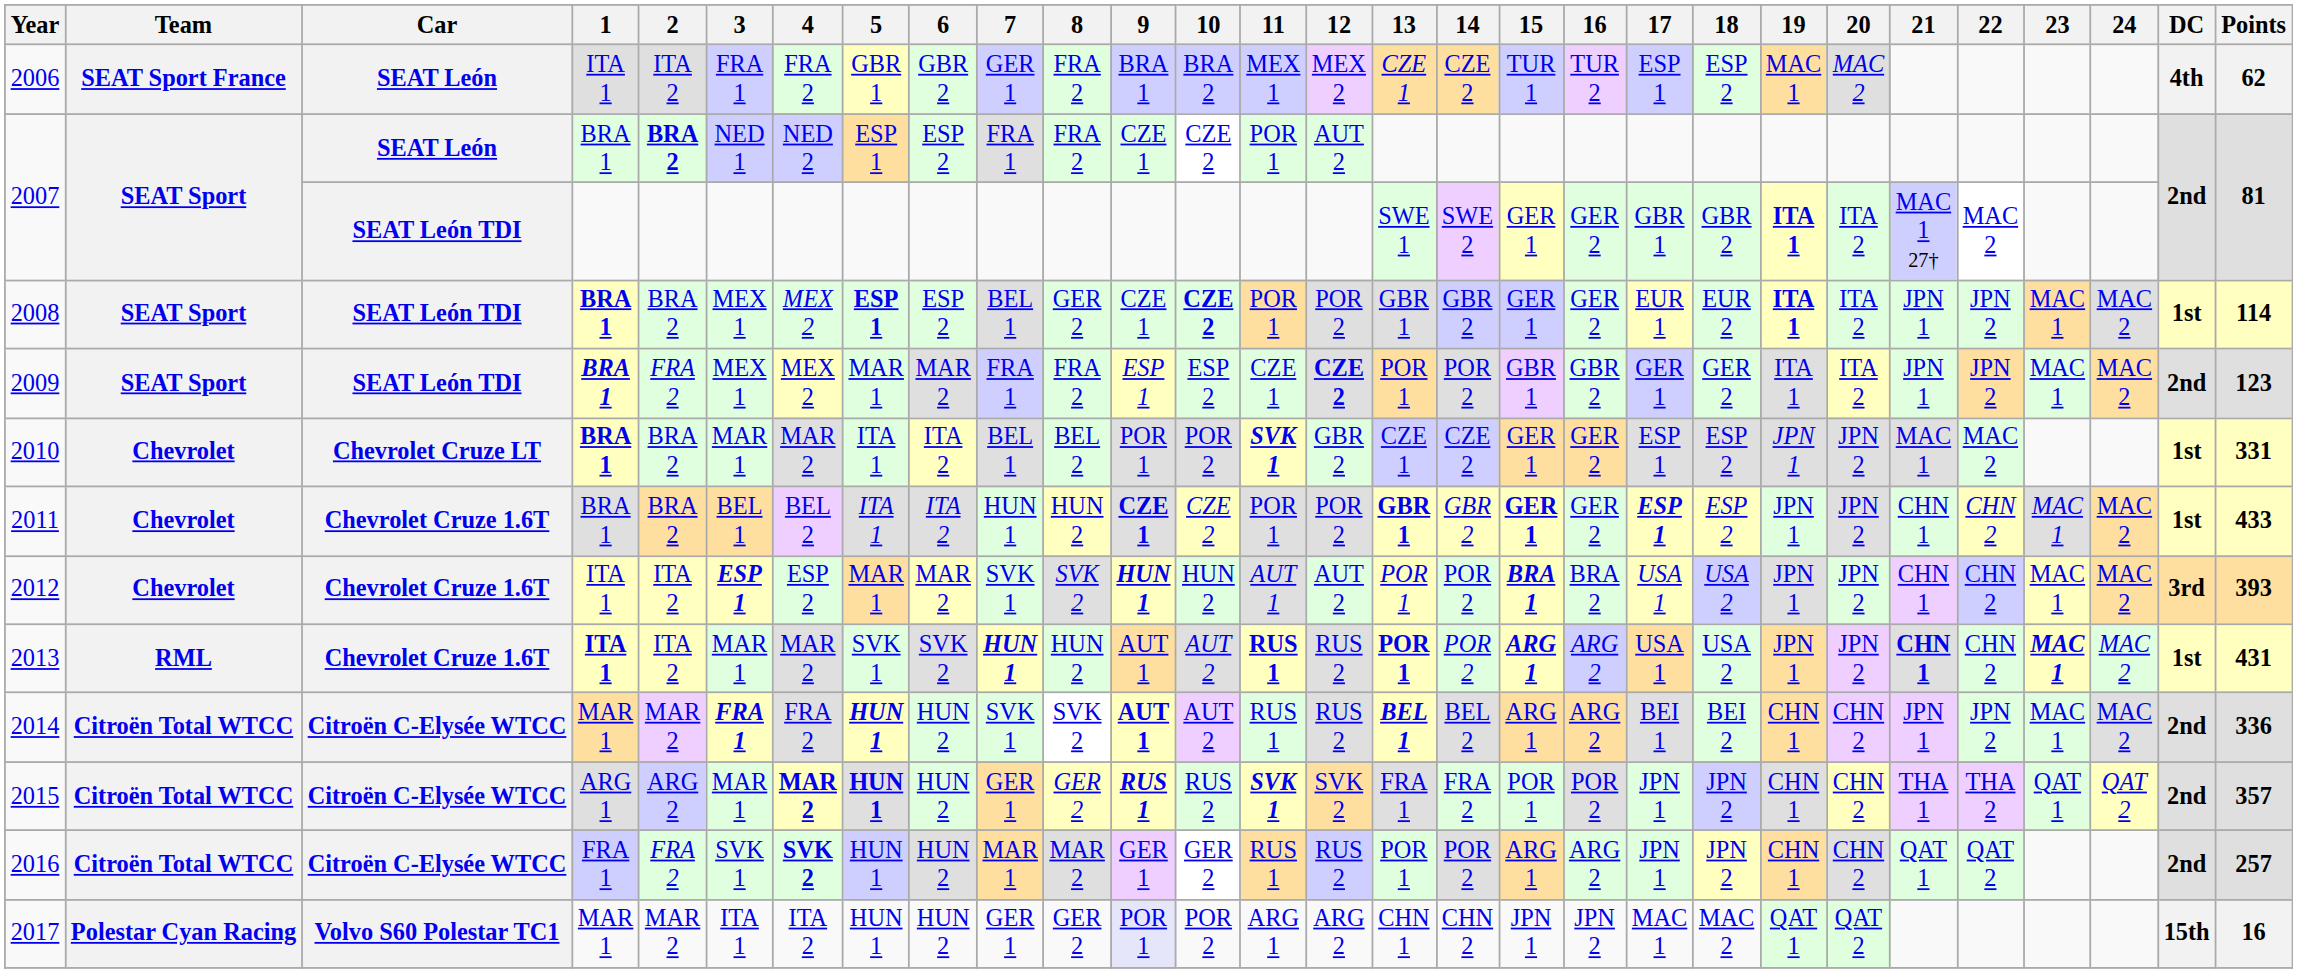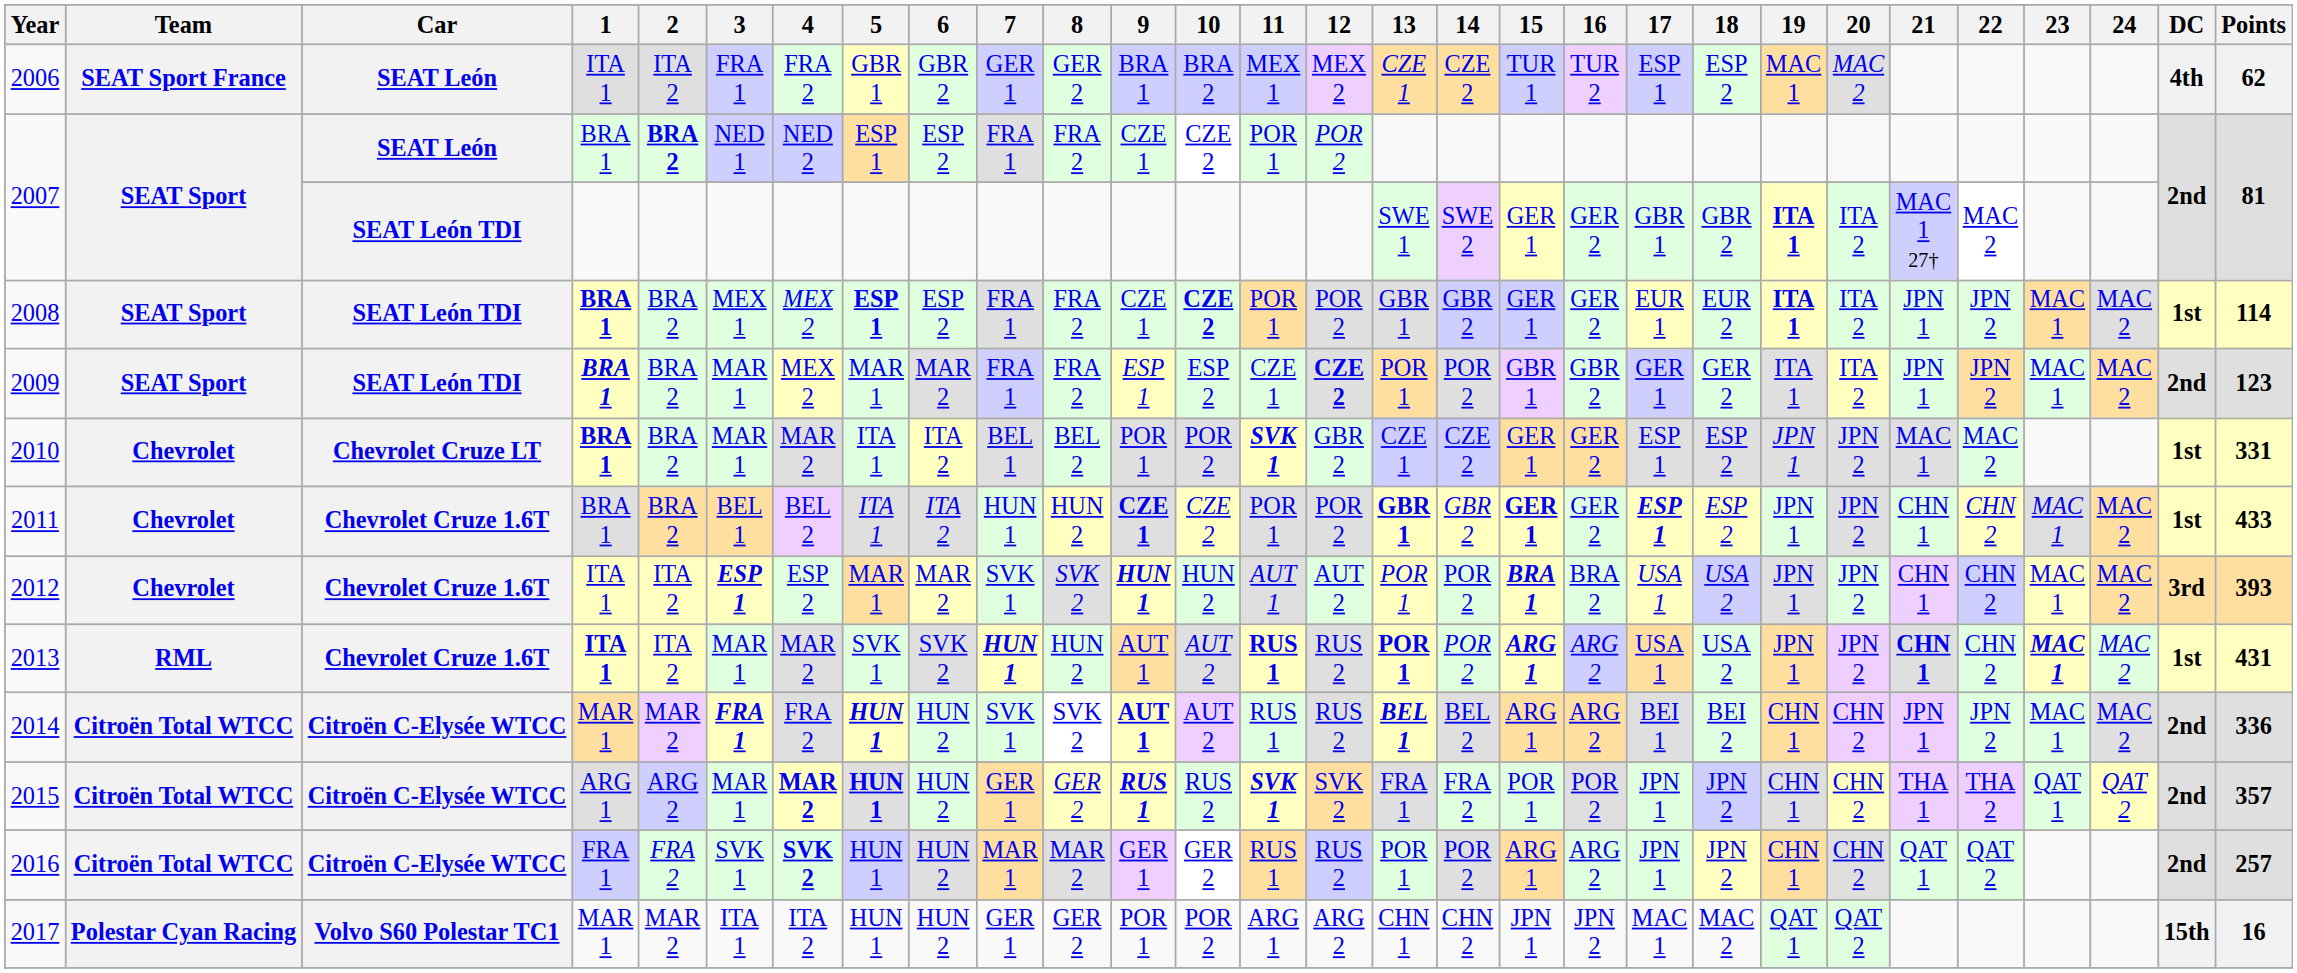(1077, 78) FRA 2 -> (1077, 78) GER 2
(1339, 147) AUT 2 -> (1339, 147) POR 2
(1010, 313) BEL 1 -> (1010, 313) FRA 1
(1077, 313) GER 2 -> (1077, 313) FRA 2
(673, 382) FRA 2 -> (673, 382) BRA 2
(740, 382) MEX 1 -> (740, 382) MAR 1
(1143, 932) lavender background -> (1143, 932) no background
